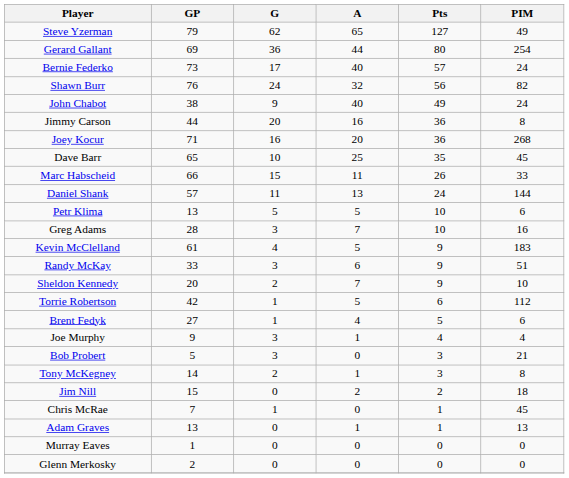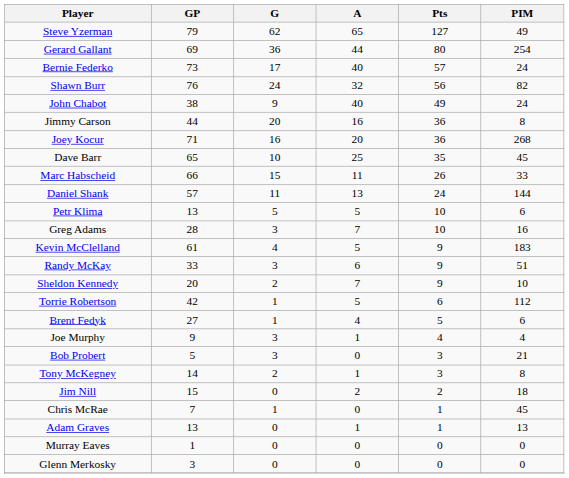(192, 463) 2 -> (192, 463) 3
